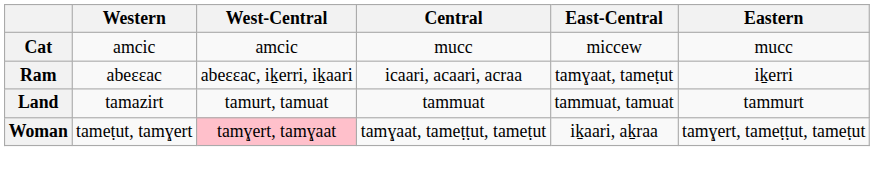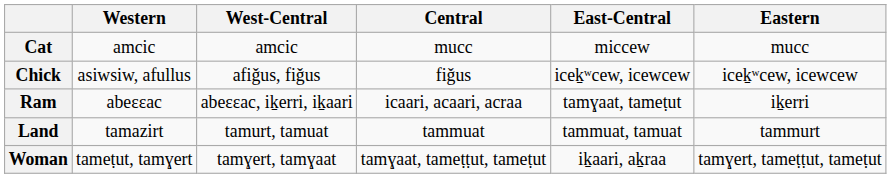+ row: (38, 74)
(277, 131) pink background -> (277, 159) no background
